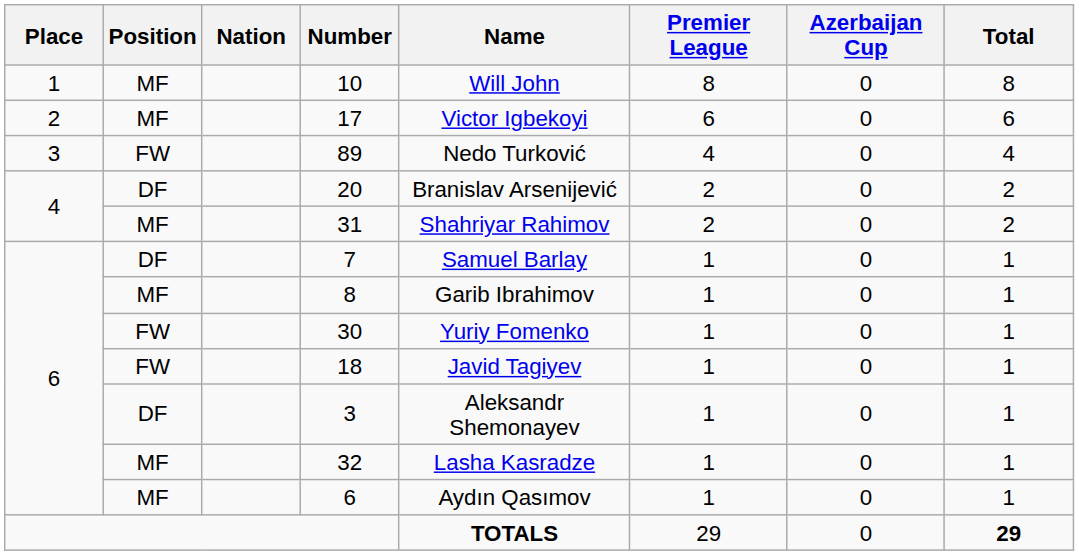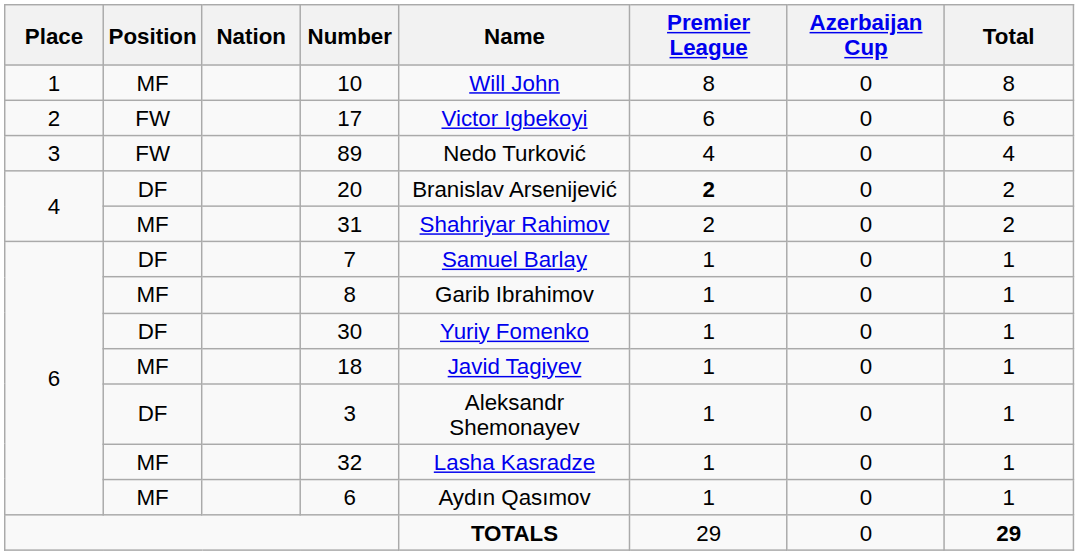(153, 118) MF -> (153, 118) FW
(709, 189) normal -> (709, 189) bold
(153, 331) FW -> (153, 331) DF
(153, 366) FW -> (153, 366) MF
